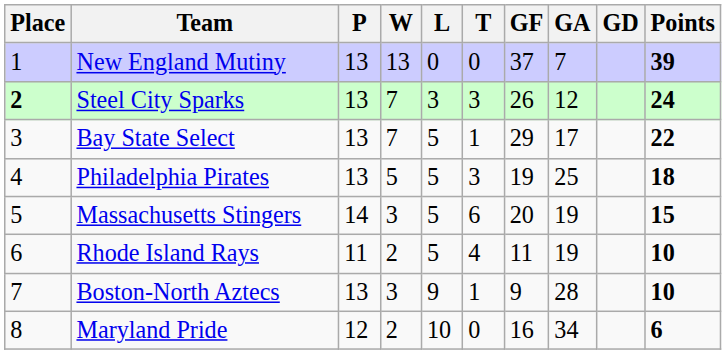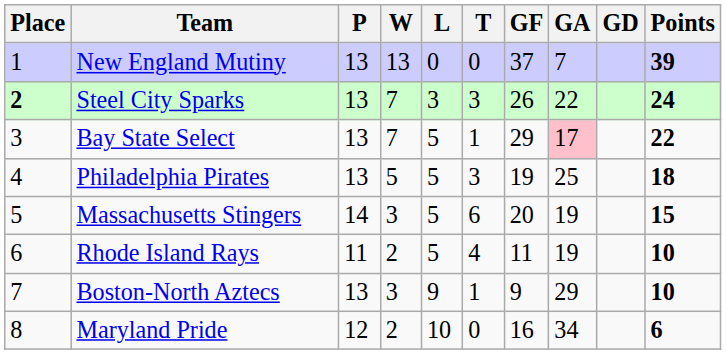(566, 100) 12 -> (566, 100) 22
(566, 138) no background -> (566, 138) pink background
(566, 291) 28 -> (566, 291) 29
